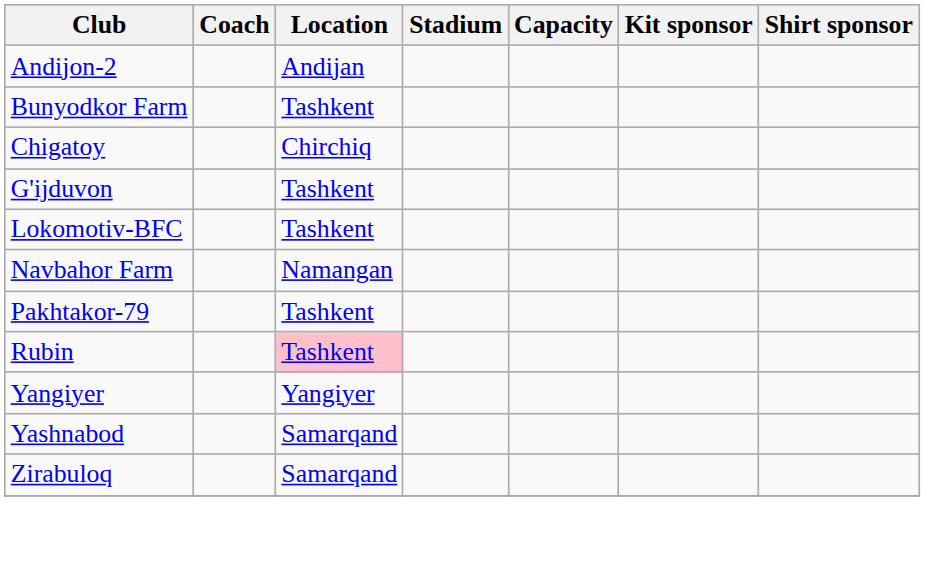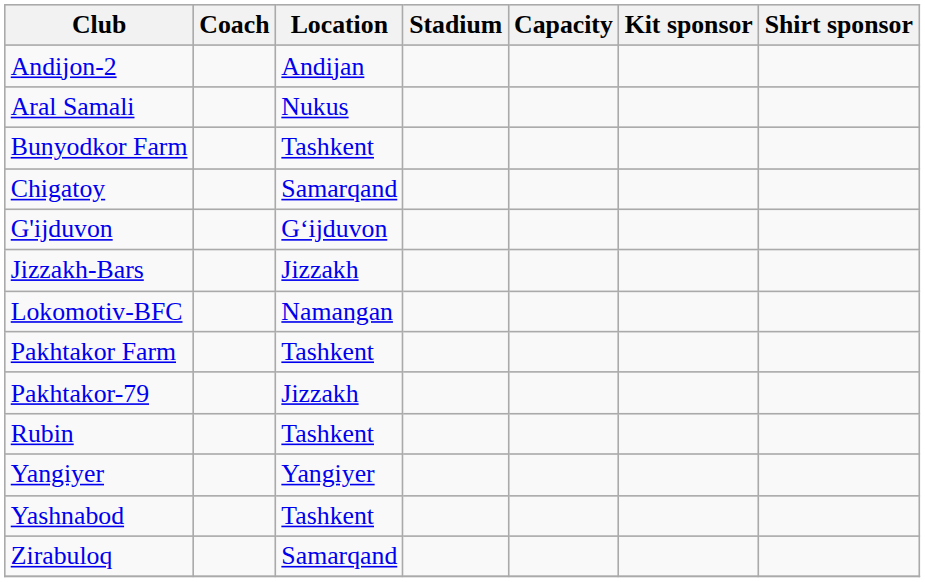+ row: (73, 106)
(326, 147) Chirchiq -> (339, 188) Samarqand
(328, 188) Tashkent -> (334, 229) Gʻijduvon
+ row: (77, 270)
(328, 229) Tashkent -> (337, 310) Namangan
- row: (92, 270)
+ row: (93, 351)
(328, 310) Tashkent -> (320, 392) Jizzakh
(328, 351) pink background -> (328, 433) no background
(339, 433) Samarqand -> (328, 515) Tashkent
